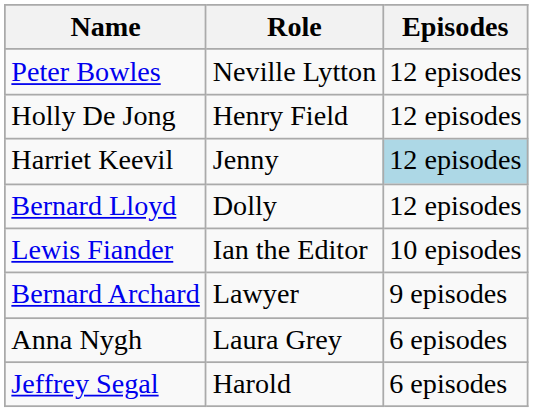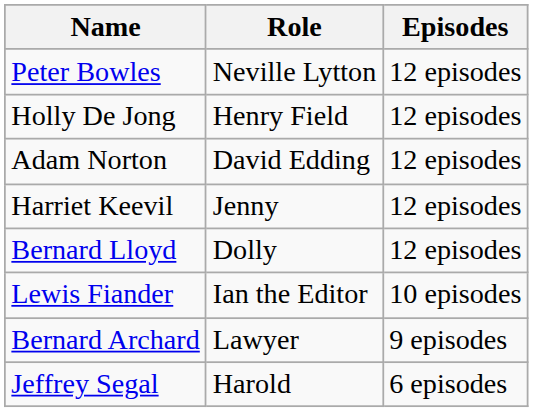+ row: (89, 160)
(455, 160) lightblue background -> (455, 205) no background
- row: (77, 339)
